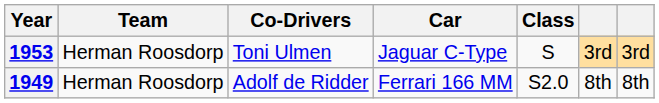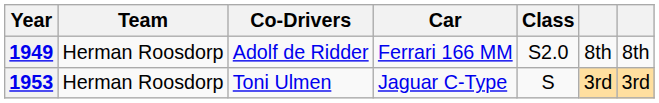rows swapped: (31, 83) <-> (31, 52)
